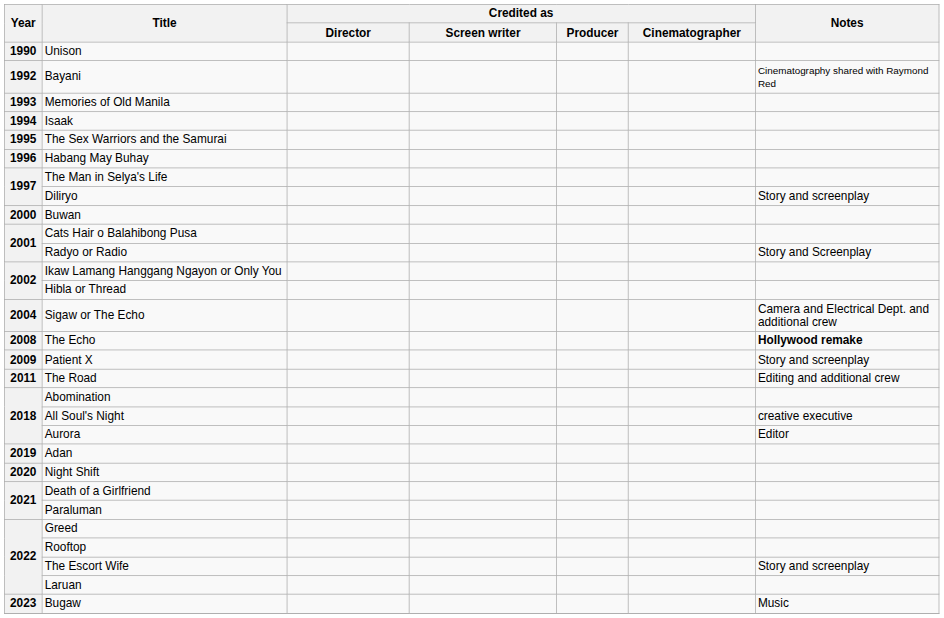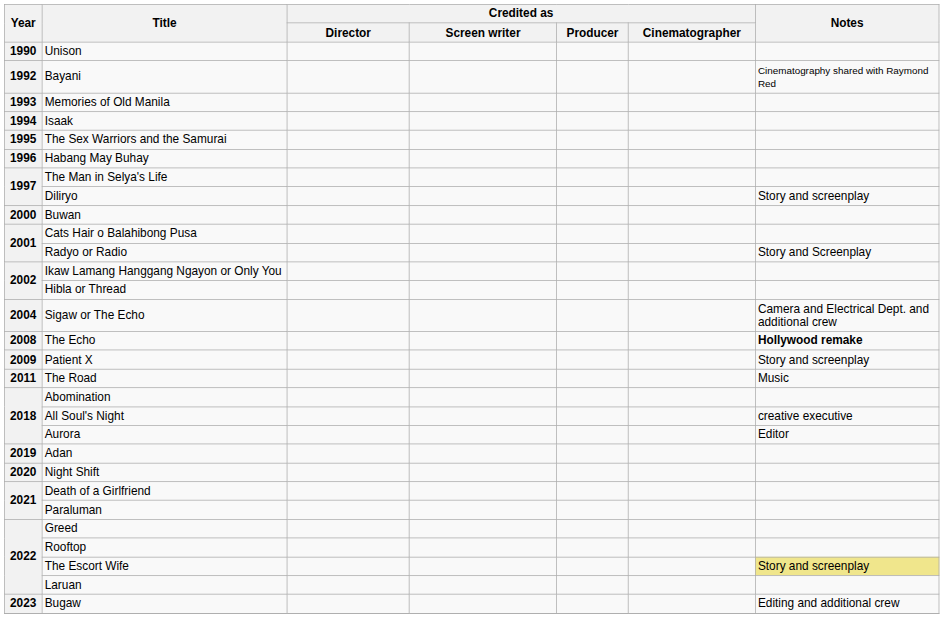(829, 378) Editing and additional crew -> (773, 378) Music
(814, 566) no background -> (814, 566) khaki background
(773, 603) Music -> (829, 603) Editing and additional crew
